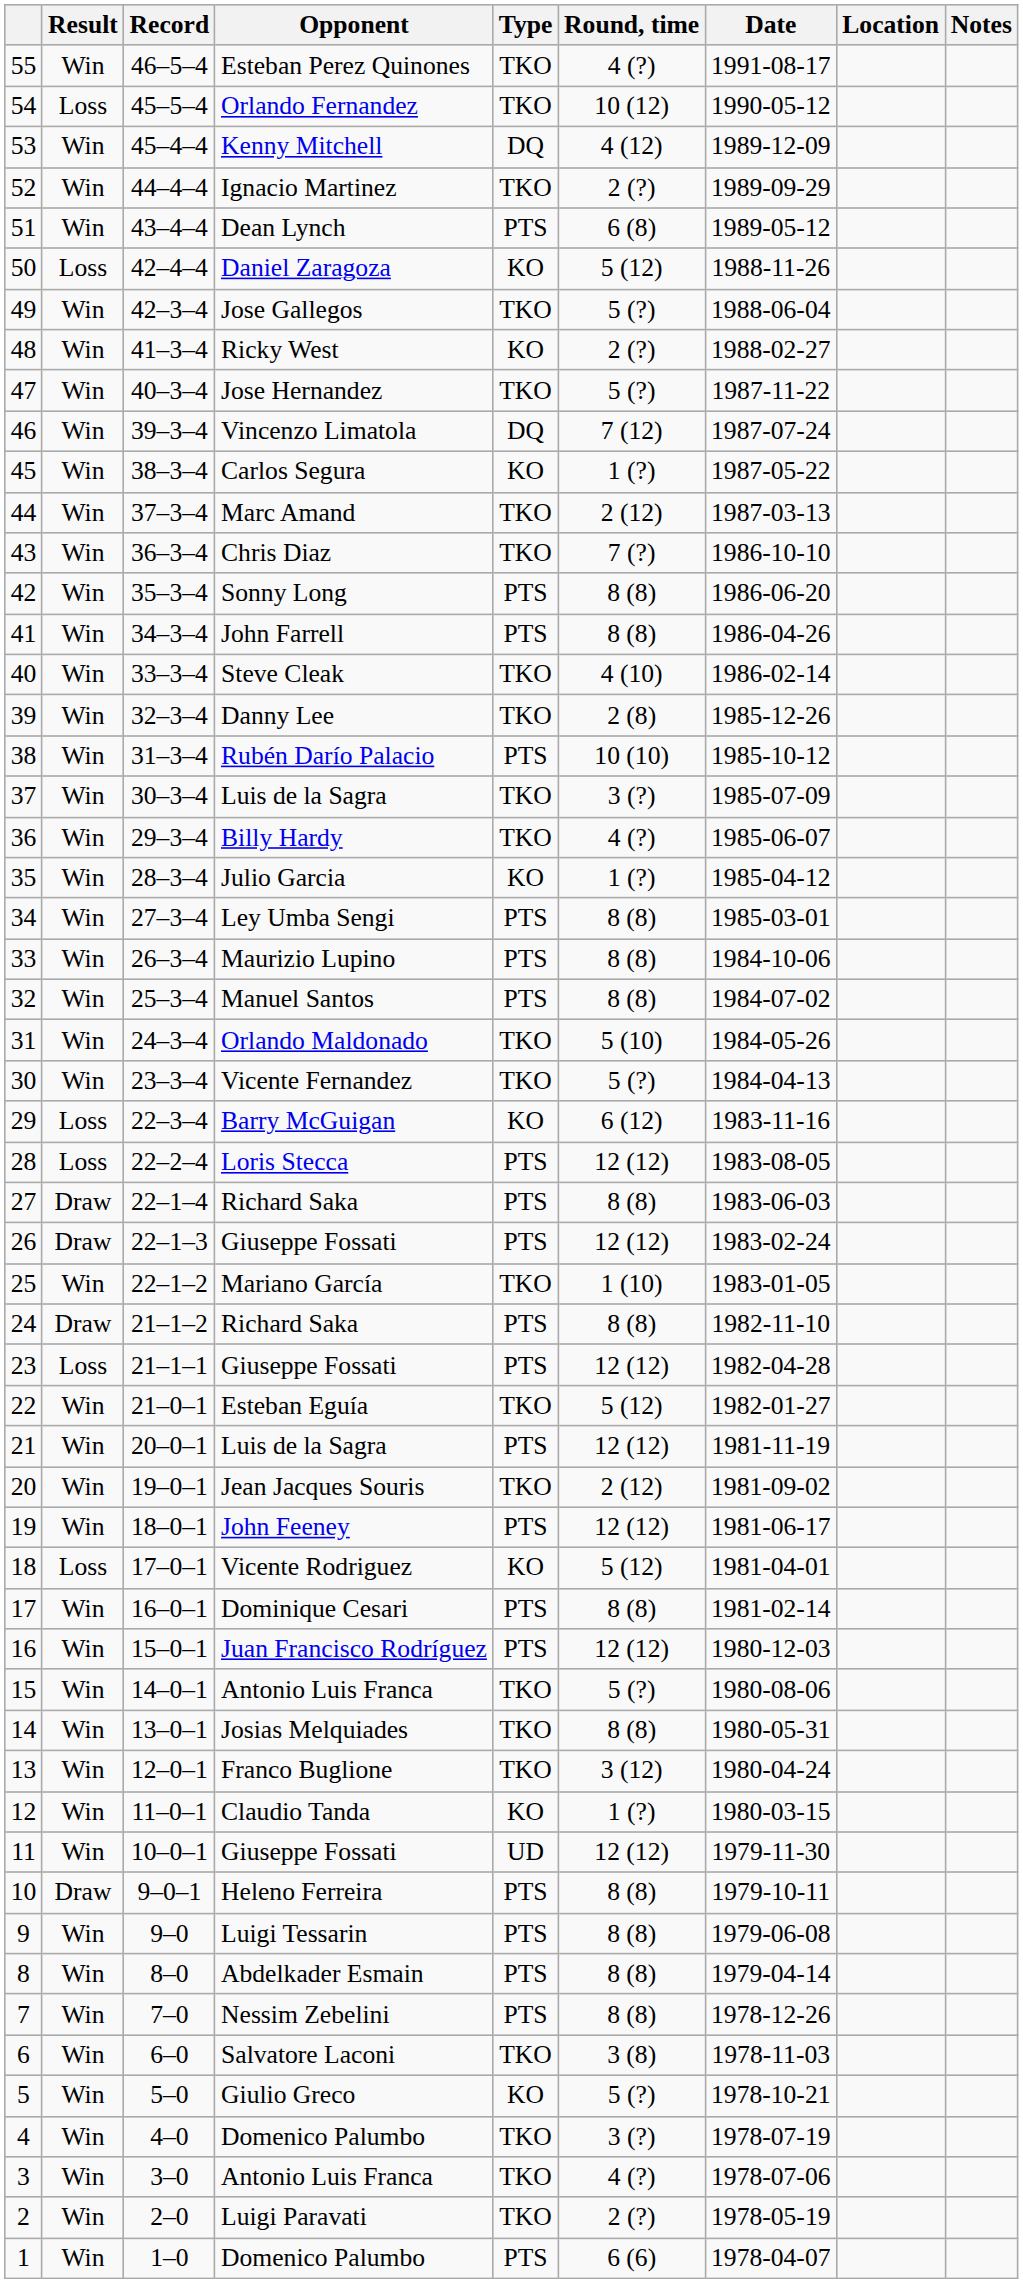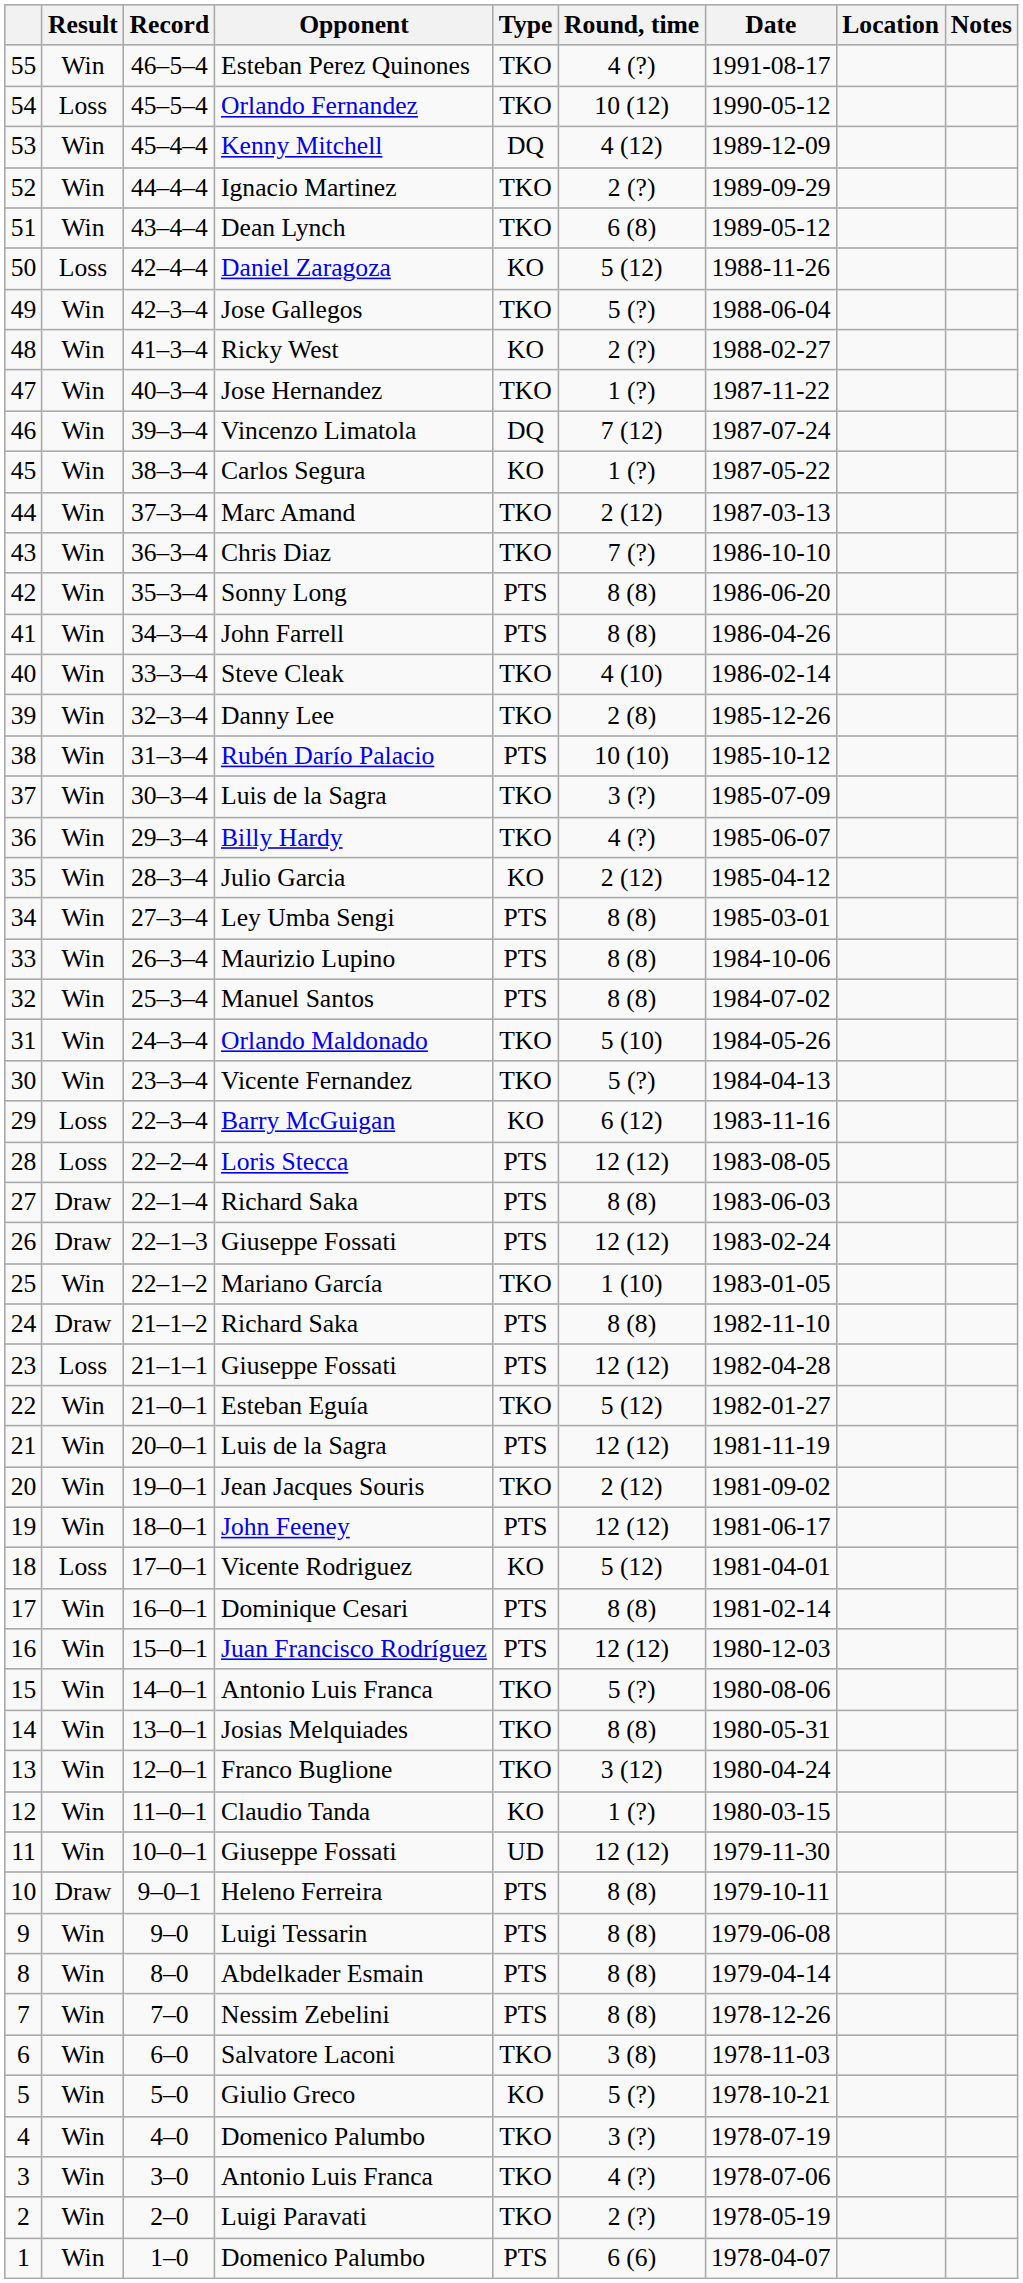(526, 227) PTS -> (526, 227) TKO
(632, 390) 5 (?) -> (632, 390) 1 (?)
(632, 877) 1 (?) -> (632, 877) 2 (12)
